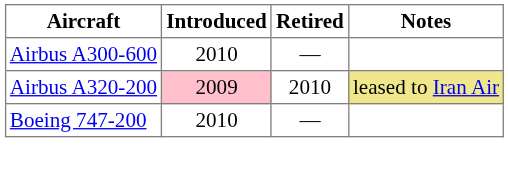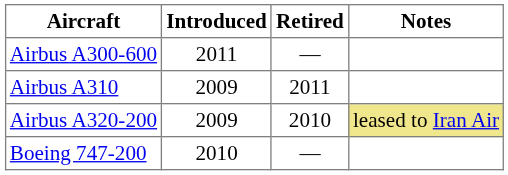(217, 54) 2010 -> (217, 54) 2011
+ row: (64, 87)
(217, 87) pink background -> (217, 120) no background
